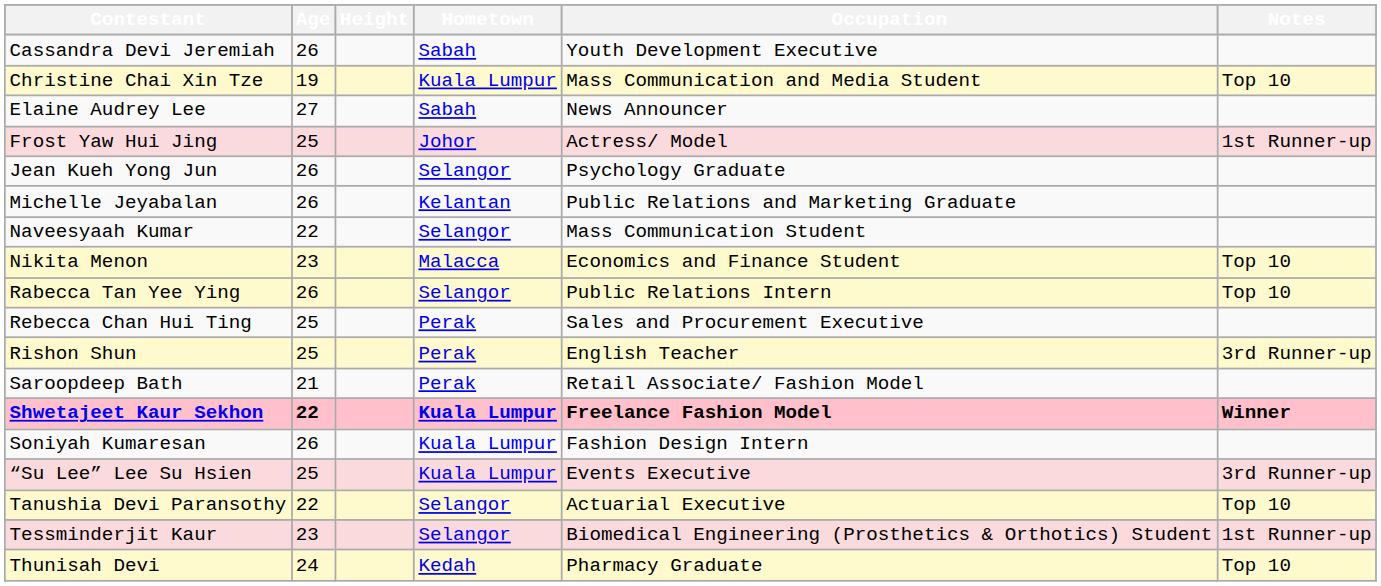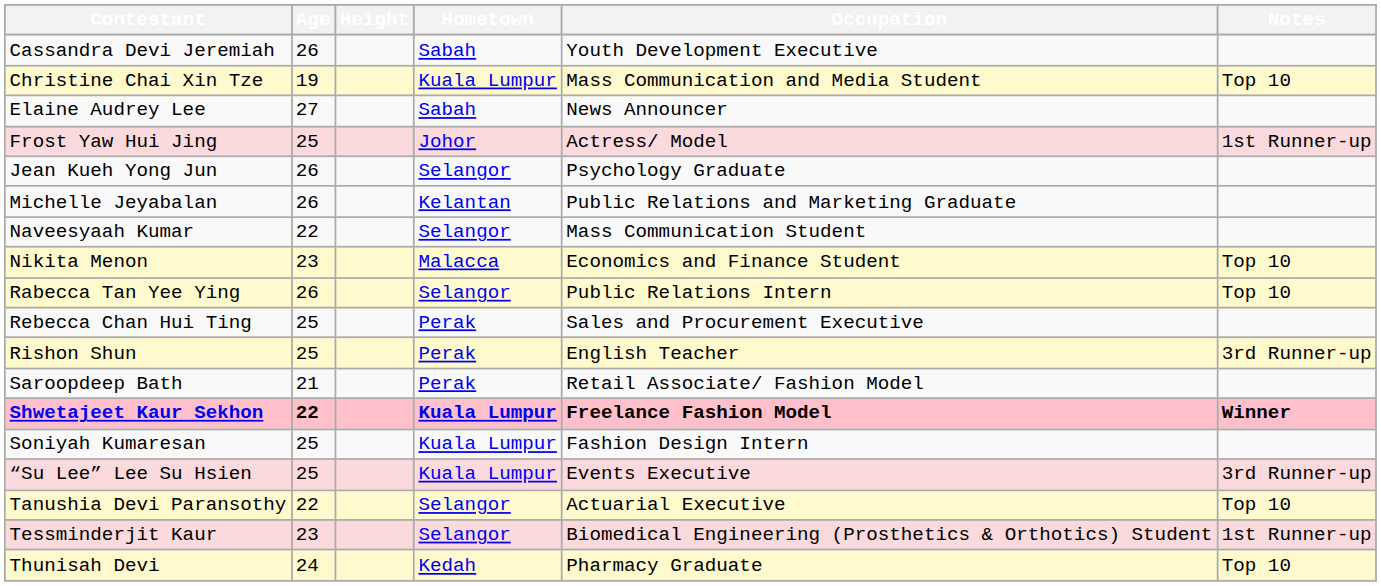(307, 444) 26 -> (307, 444) 25
